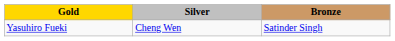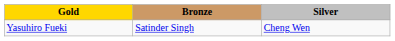columns swapped: (197, 12) <-> (326, 12)
